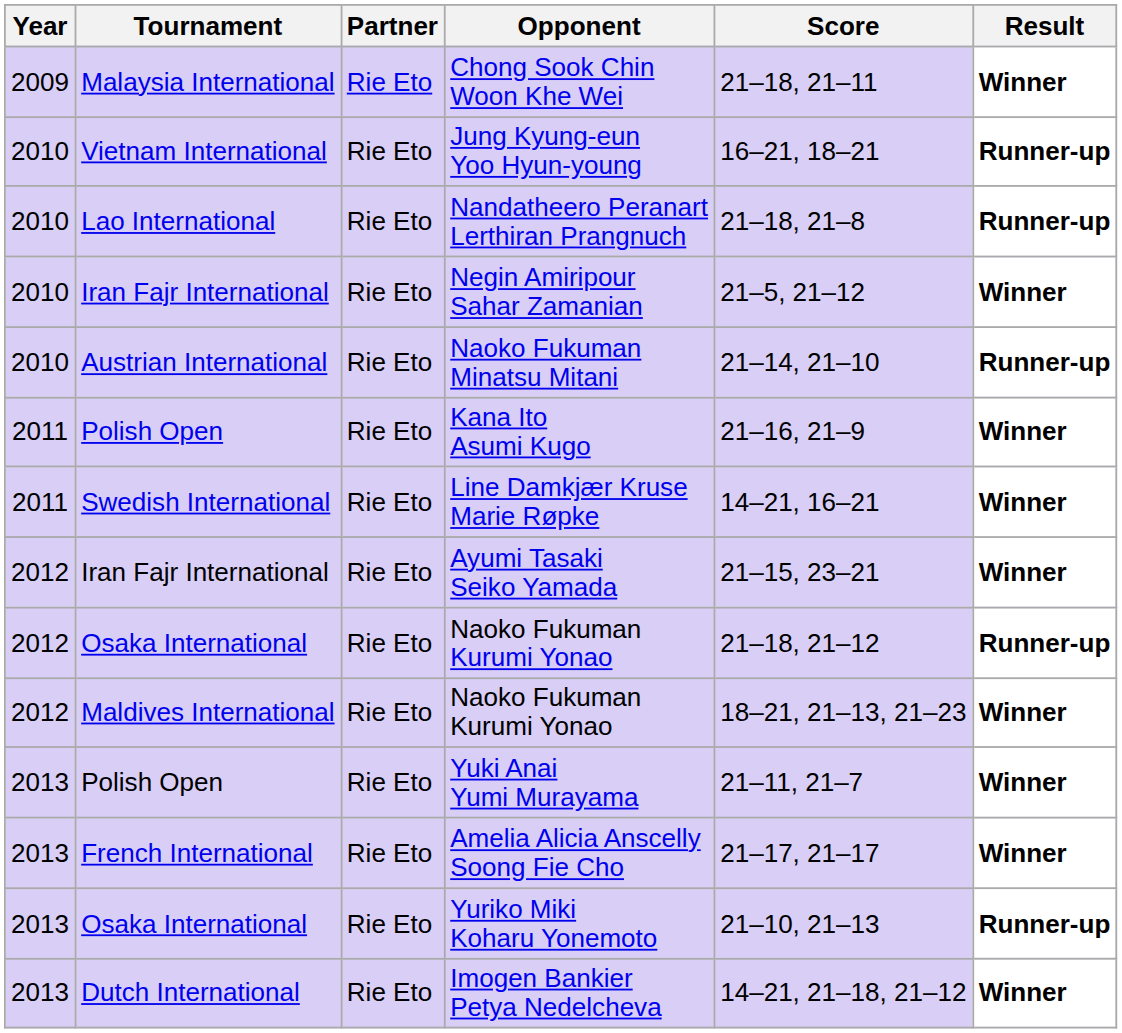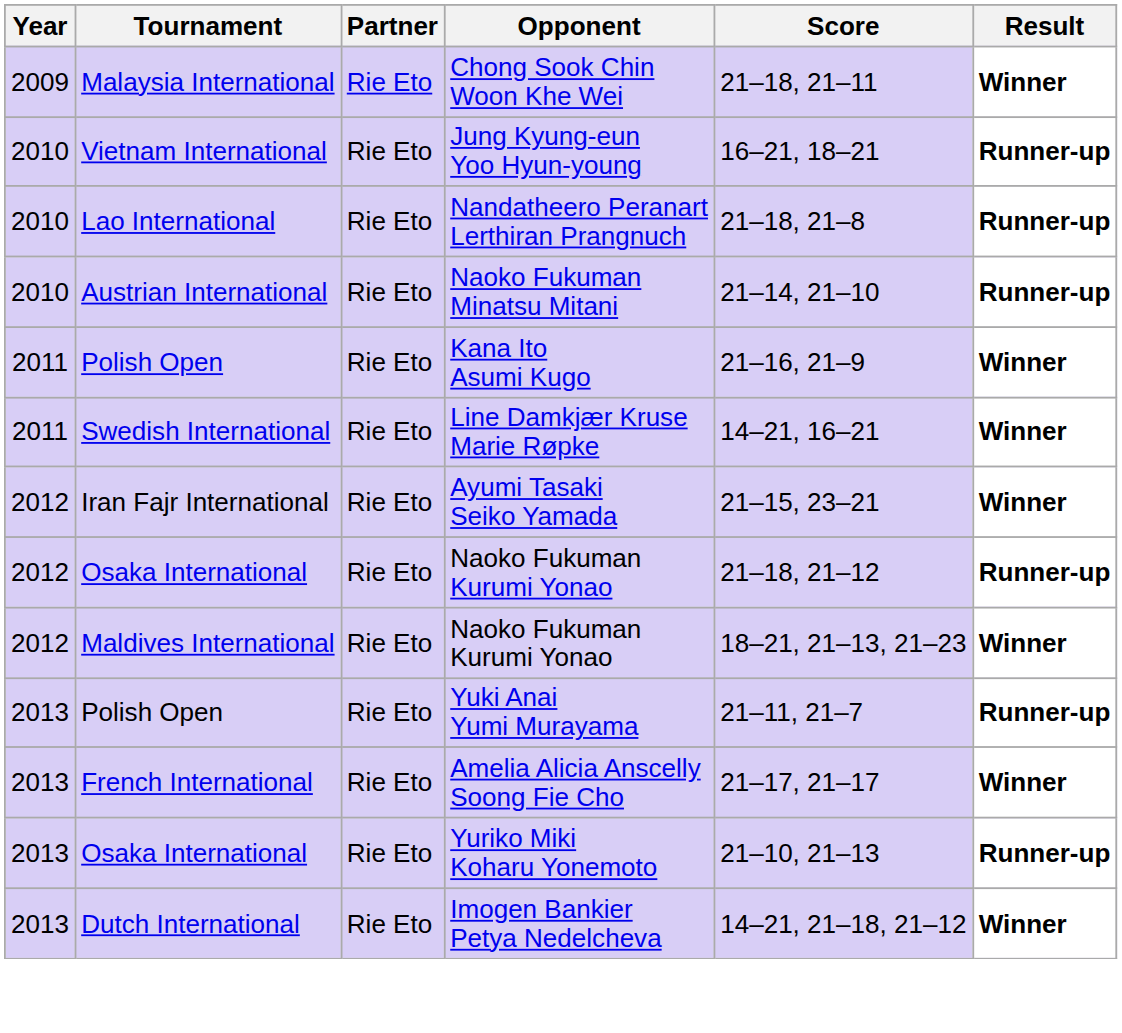- row: (205, 292)
(1023, 783) Winner -> (1044, 713) Runner-up
